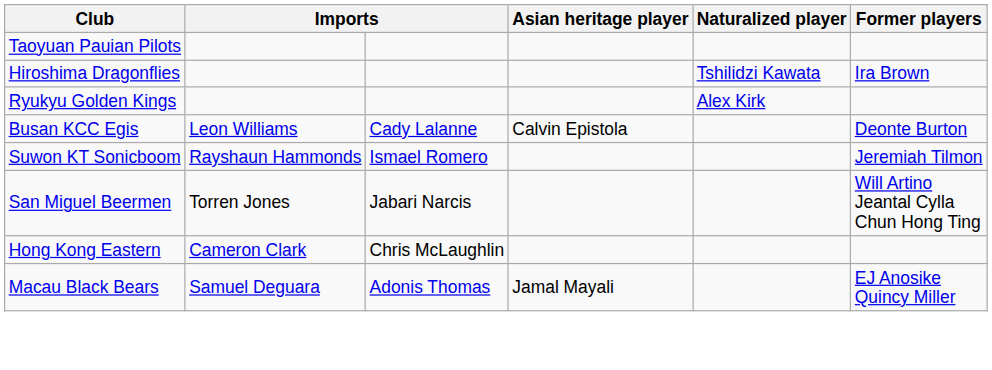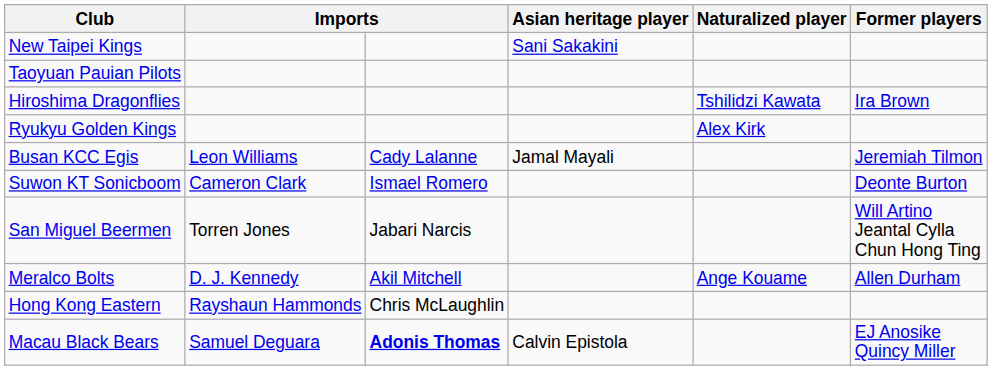+ row: (75, 46)
(570, 129) Calvin Epistola -> (563, 156) Jamal Mayali
(911, 129) Deonte Burton -> (919, 156) Jeremiah Tilmon
(275, 156) Rayshaun Hammonds -> (248, 184) Cameron Clark
(919, 156) Jeremiah Tilmon -> (911, 184) Deonte Burton
+ row: (61, 278)
(248, 250) Cameron Clark -> (275, 305) Rayshaun Hammonds
(430, 287) normal -> (435, 342) bold
(563, 287) Jamal Mayali -> (570, 342) Calvin Epistola
